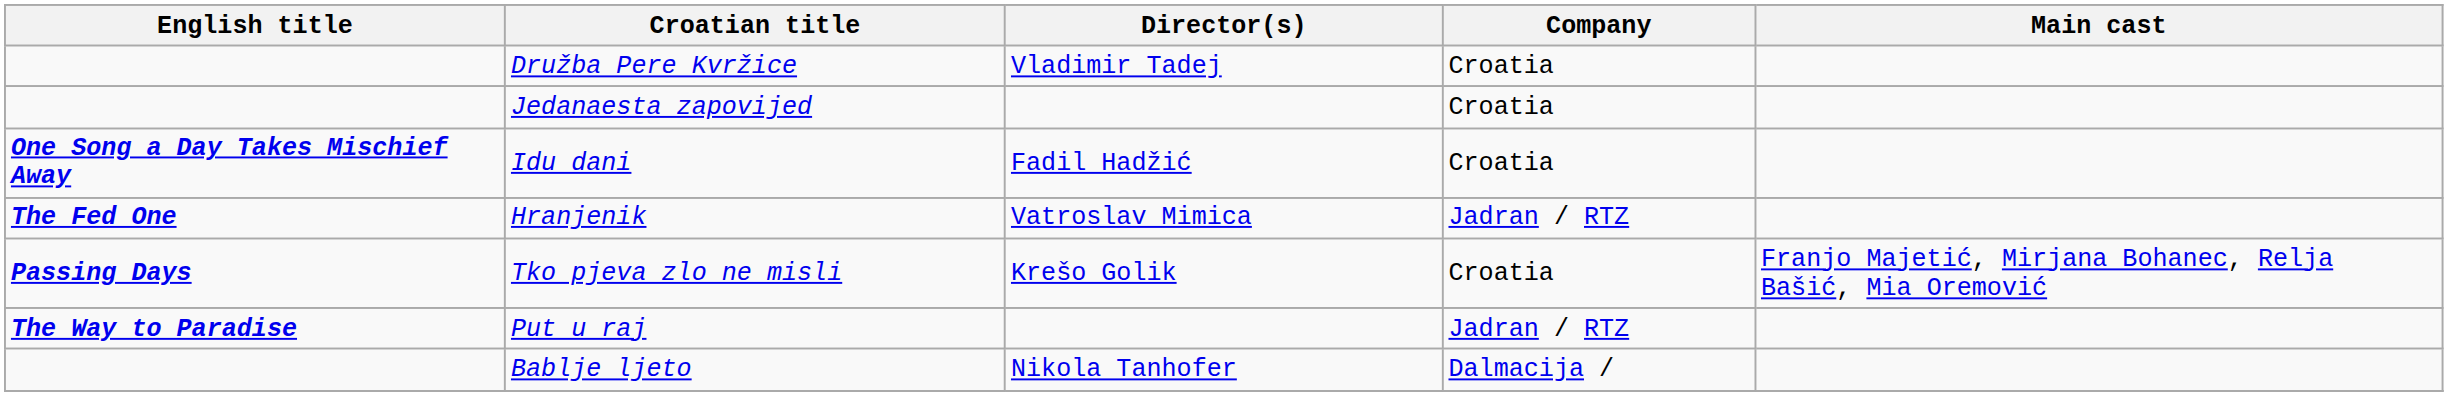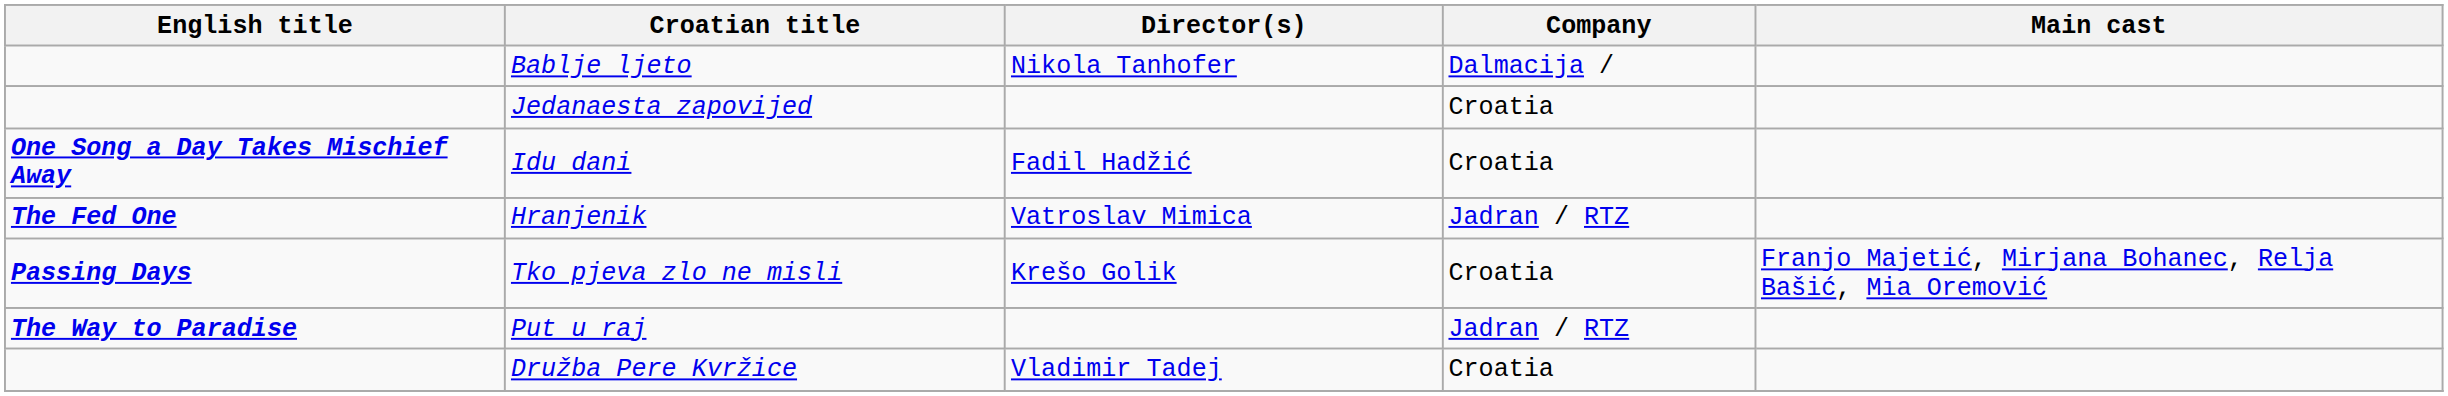rows swapped: (601, 370) <-> (654, 66)
